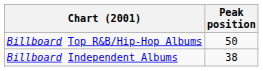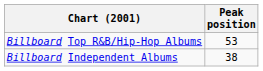(231, 41) 50 -> (231, 41) 53
